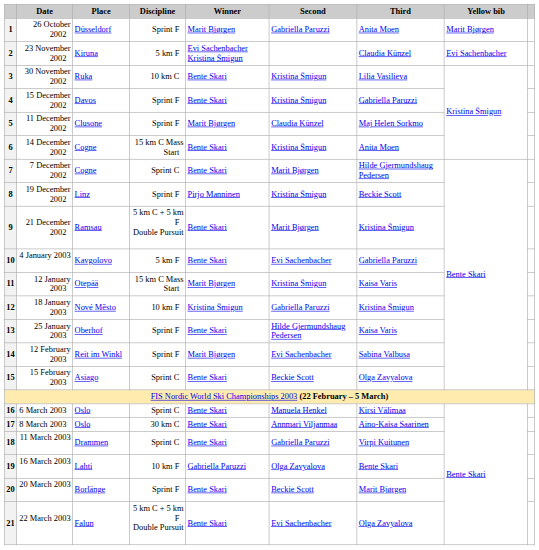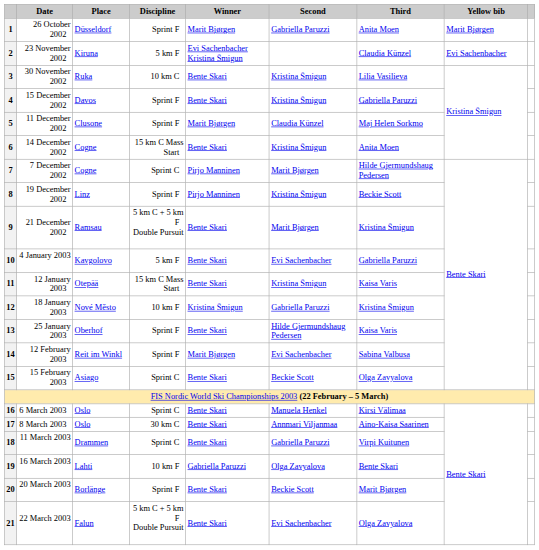(207, 170) Bente Skari -> (214, 170) Pirjo Manninen
(211, 284) Marit Bjørgen -> (207, 284) Bente Skari
